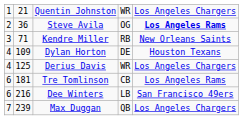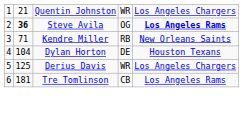(23, 25) normal -> (23, 25) bold
(23, 53) 109 -> (23, 53) 104
(9, 66) 4 -> (9, 66) 5
- row: (75, 94)
- row: (75, 108)
